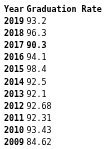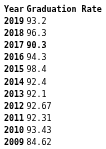(37, 57) 94.1 -> (37, 57) 94.3
(37, 82) 92.5 -> (37, 82) 92.4
(39, 106) 92.68 -> (39, 106) 92.67
